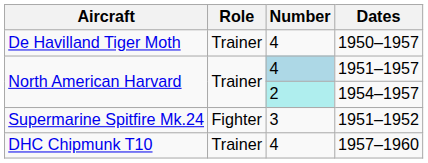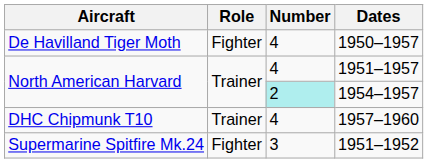(237, 42) Trainer -> (237, 42) Fighter
(274, 68) lightblue background -> (274, 68) no background
rows swapped: (378, 119) <-> (378, 145)
